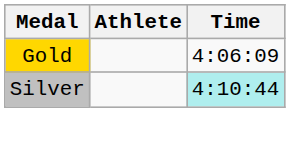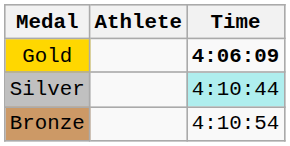(236, 56) normal -> (236, 56) bold
+ row: (47, 123)
